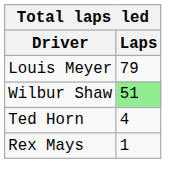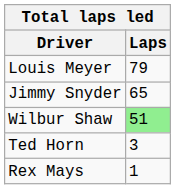+ row: (65, 94)
(124, 120) 4 -> (134, 146) 3
